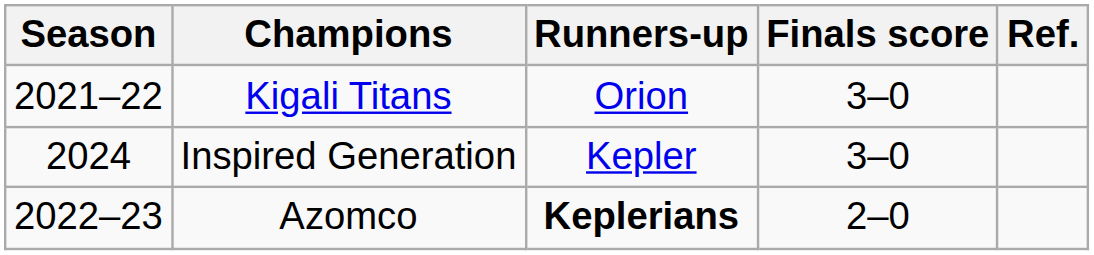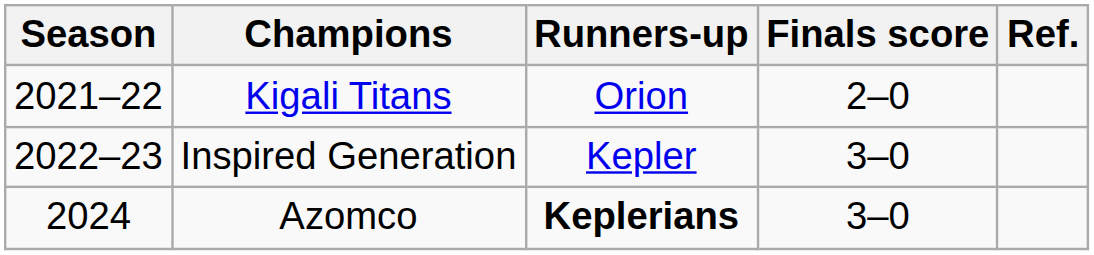(878, 95) 3–0 -> (878, 95) 2–0
(88, 156) 2024 -> (88, 156) 2022–23
(88, 216) 2022–23 -> (88, 216) 2024
(878, 216) 2–0 -> (878, 216) 3–0
